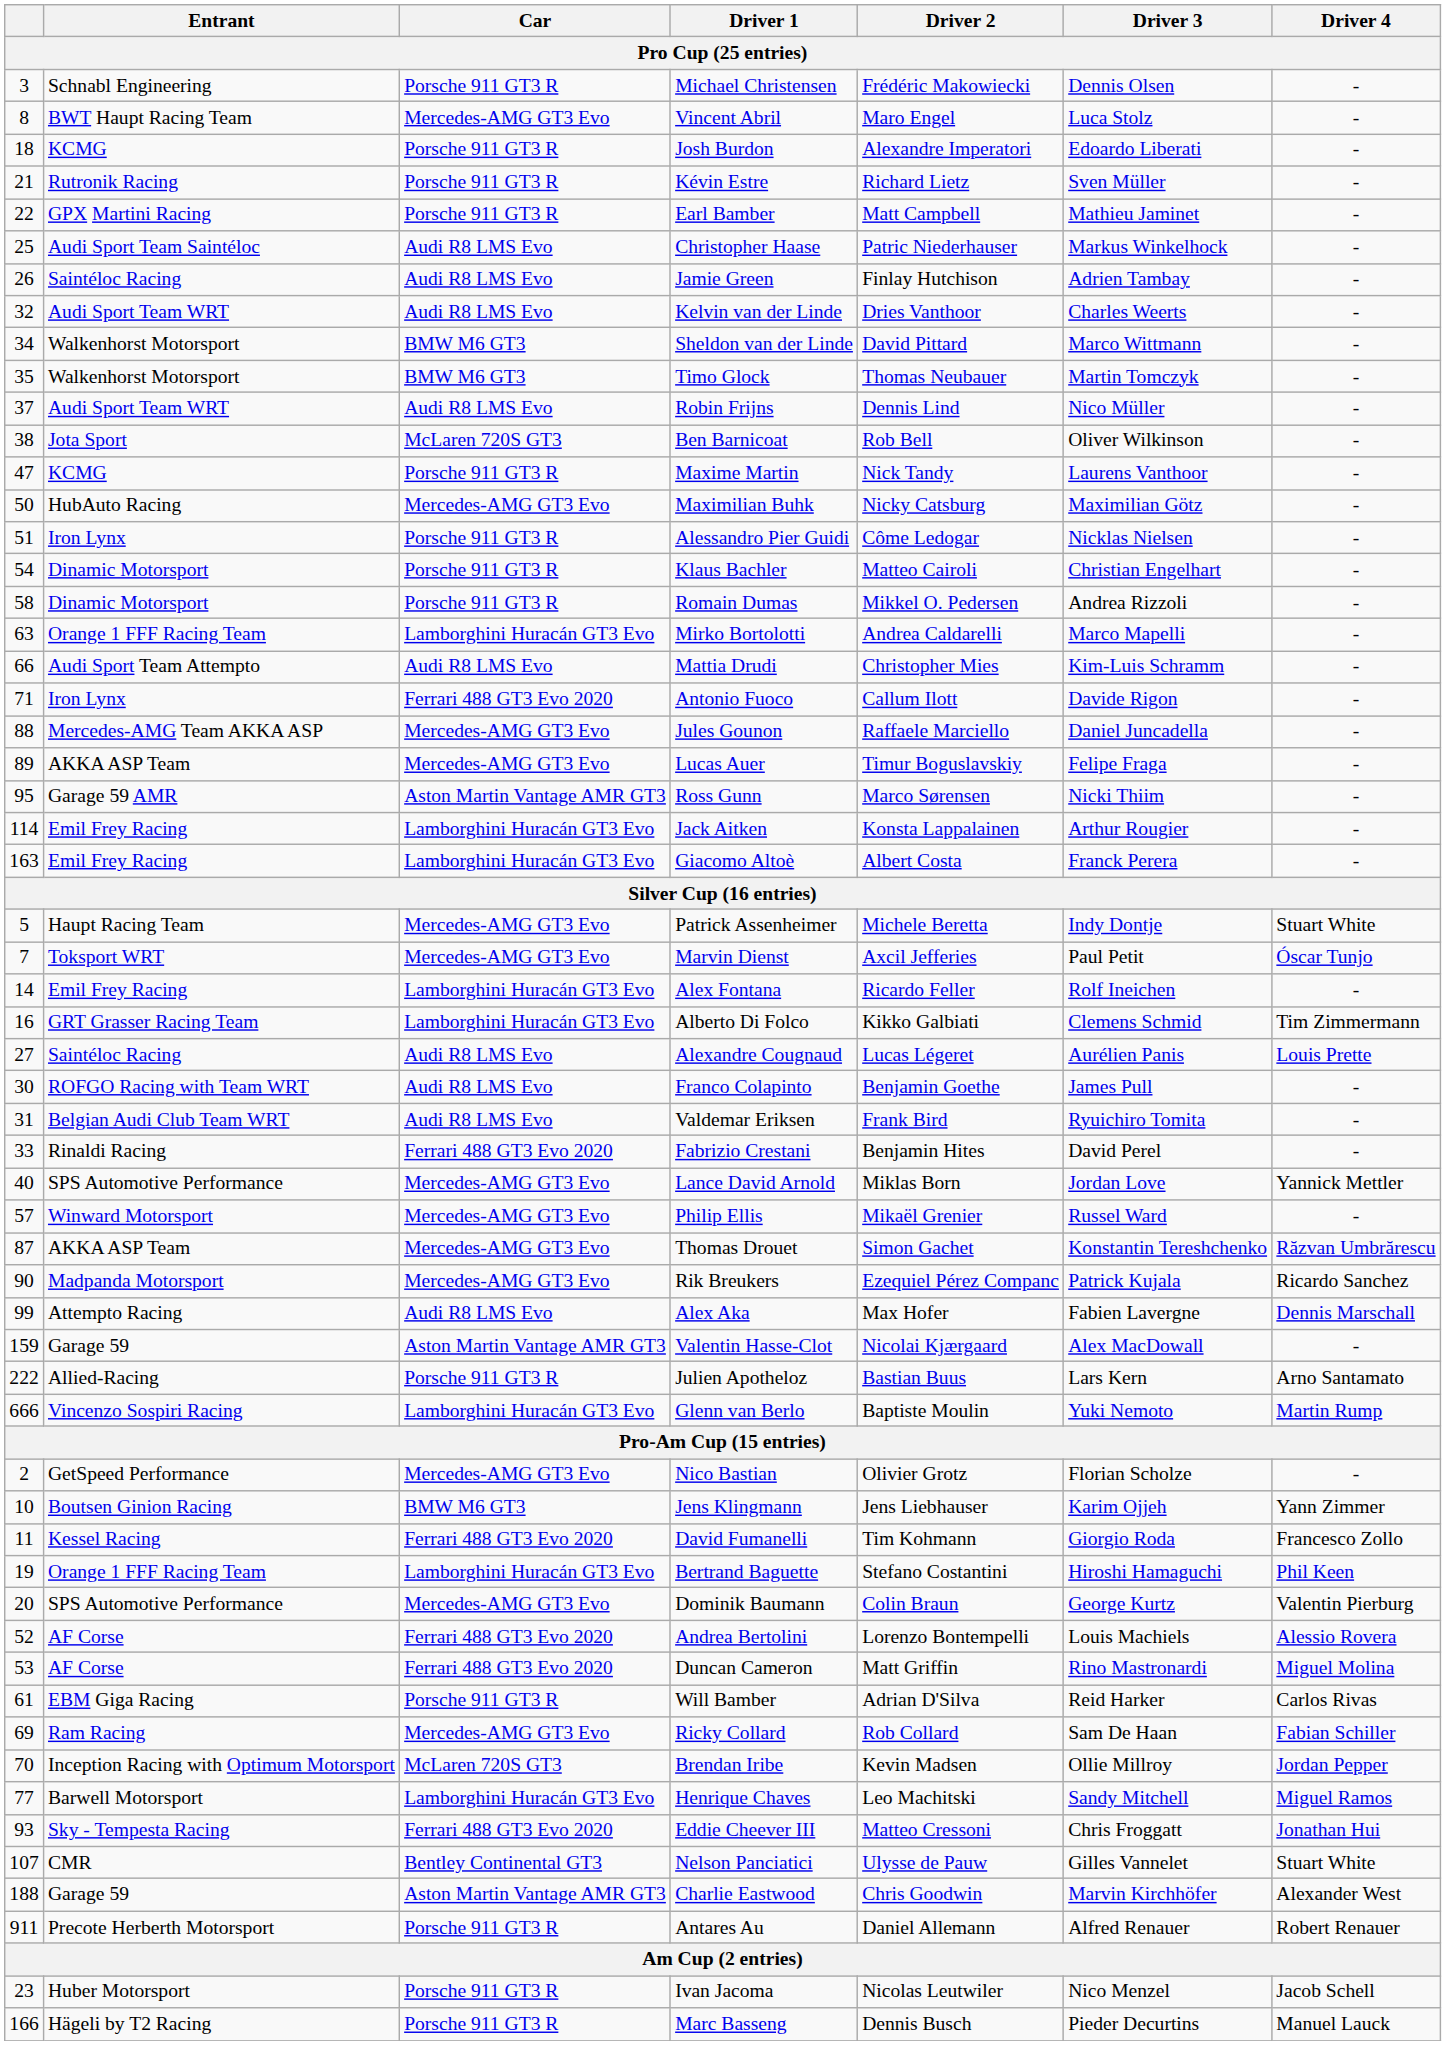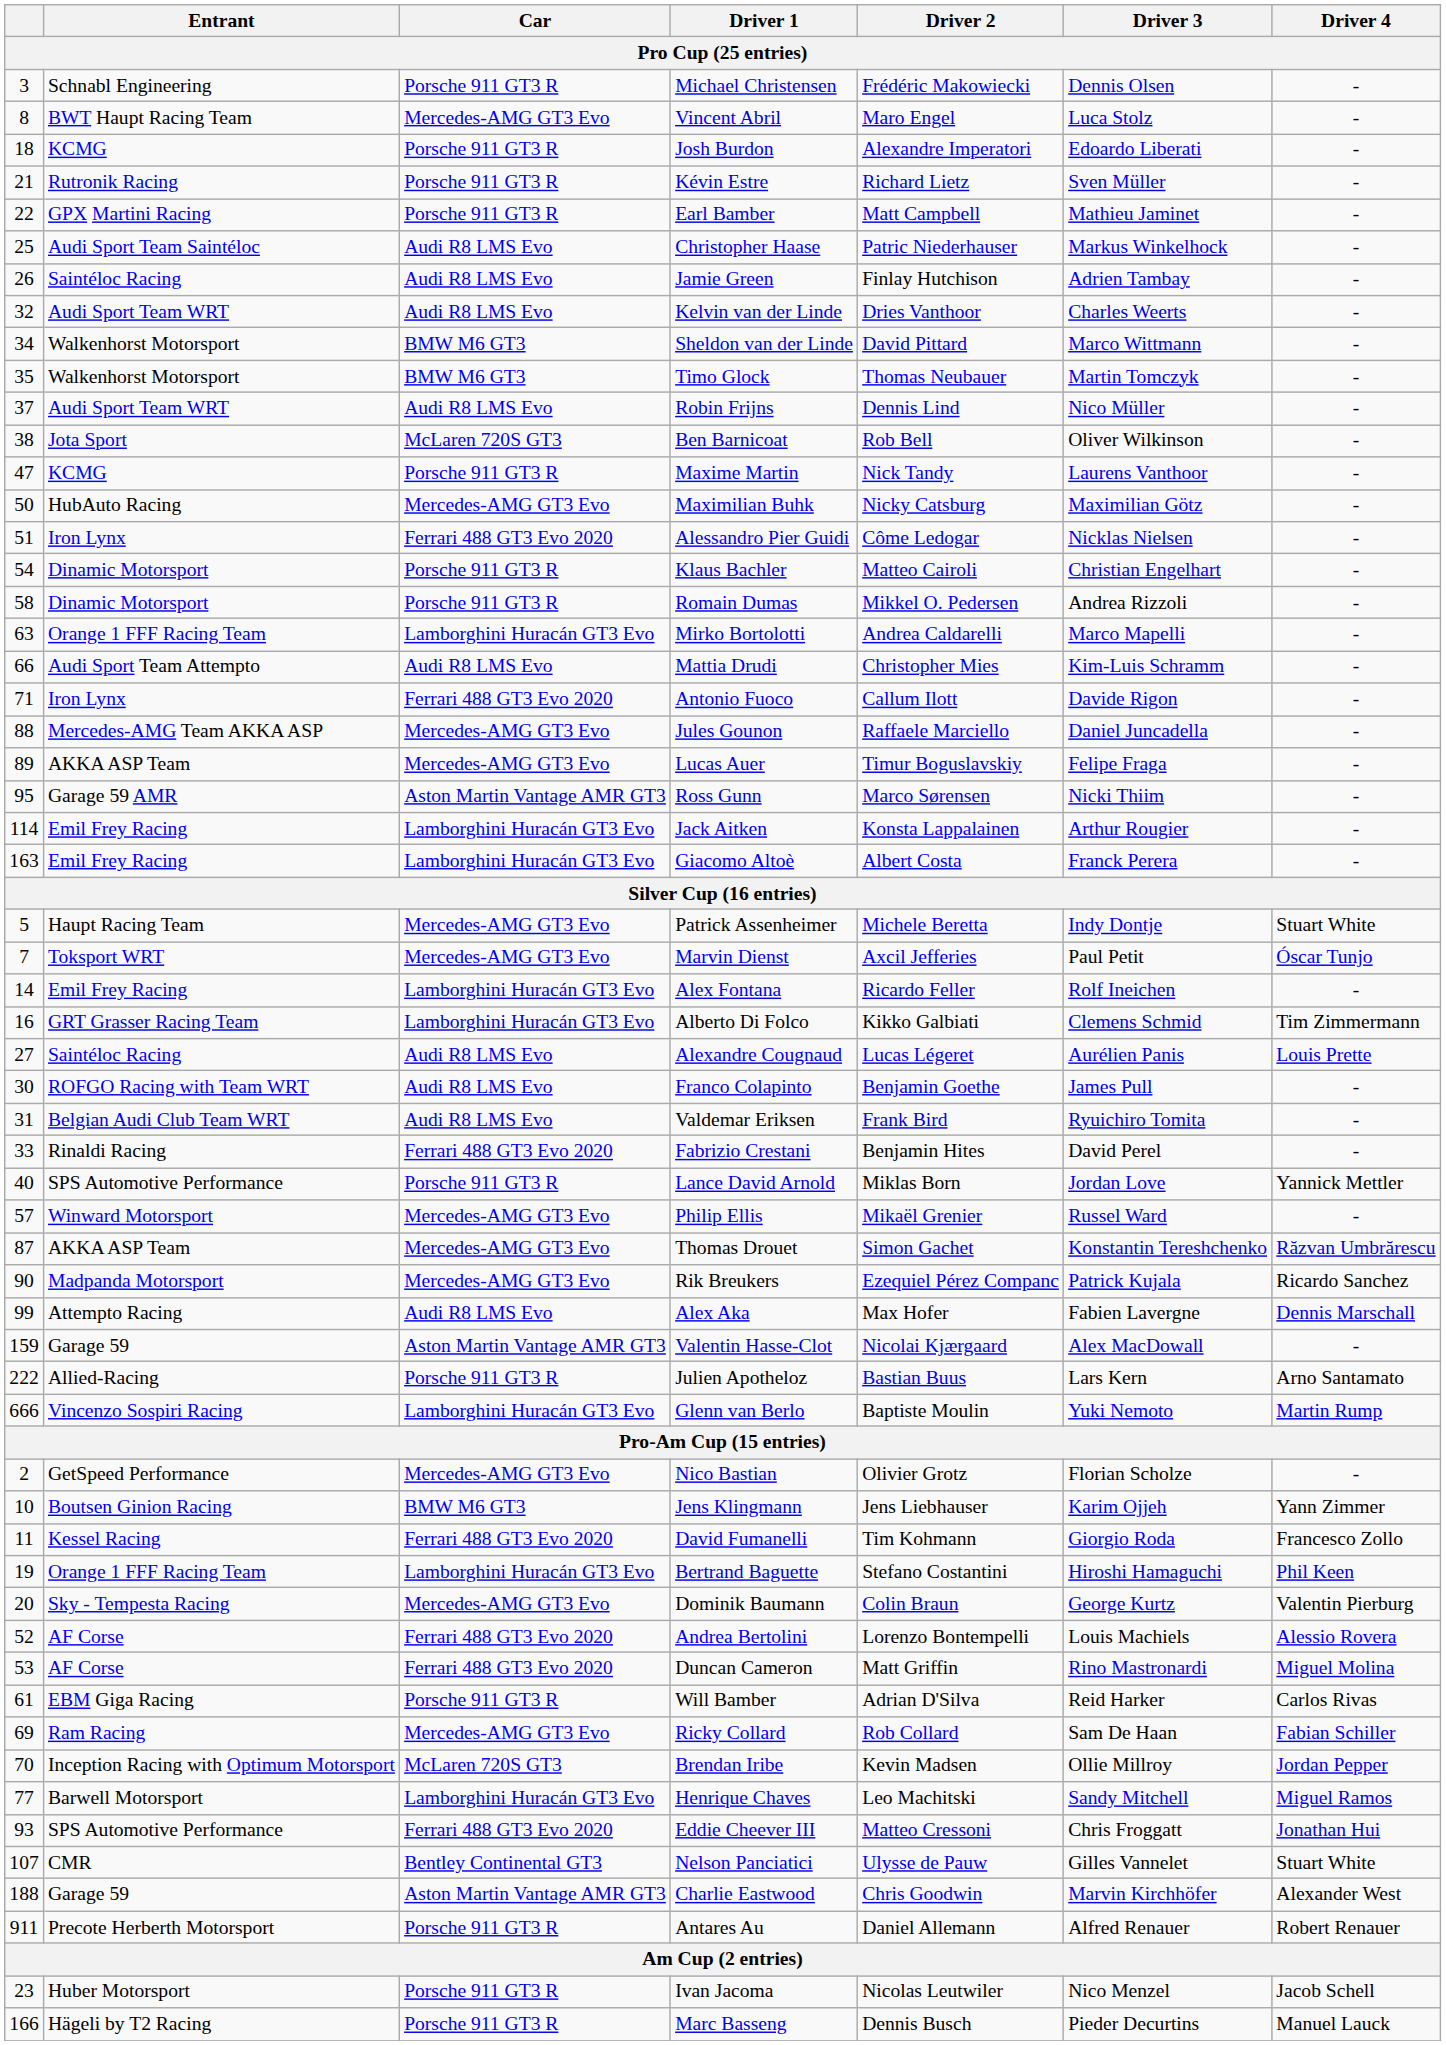(481, 537) Porsche 911 GT3 R -> (509, 537) Ferrari 488 GT3 Evo 2020
(507, 1183) Mercedes-AMG GT3 Evo -> (481, 1183) Porsche 911 GT3 R
(165, 1603) SPS Automotive Performance -> (139, 1603) Sky - Tempesta Racing
(139, 1829) Sky - Tempesta Racing -> (165, 1829) SPS Automotive Performance
